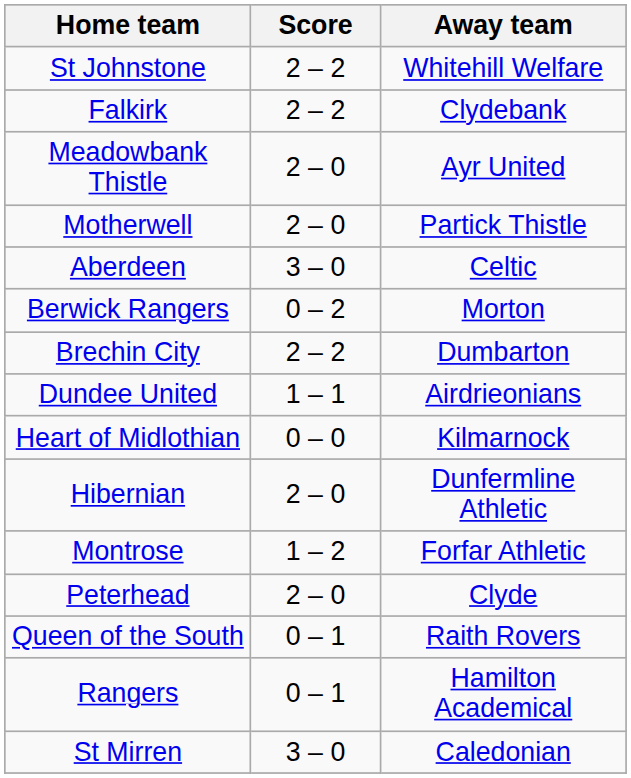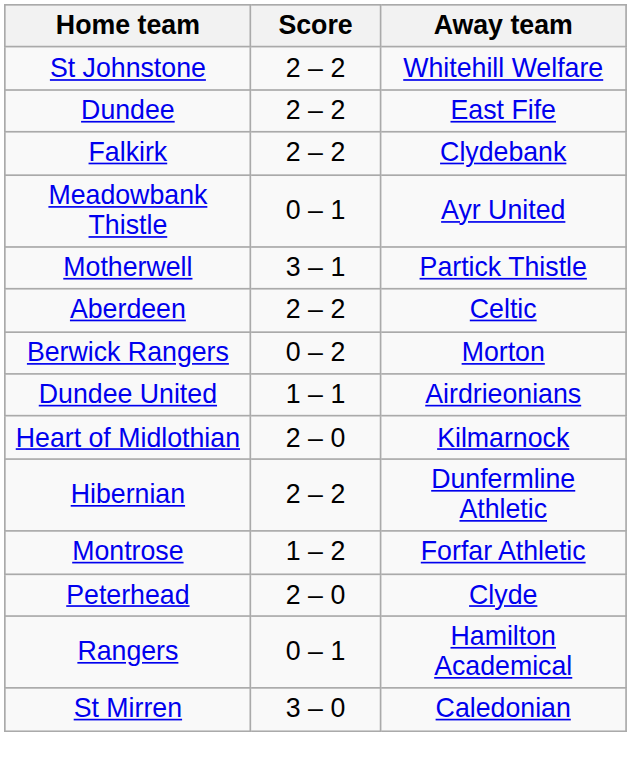+ row: (128, 110)
(316, 167) 2 – 0 -> (316, 210) 0 – 1
(316, 225) 2 – 0 -> (316, 267) 3 – 1
(316, 267) 3 – 0 -> (316, 310) 2 – 2
- row: (128, 352)
(316, 437) 0 – 0 -> (316, 437) 2 – 0
(316, 494) 2 – 0 -> (316, 494) 2 – 2
- row: (128, 636)
